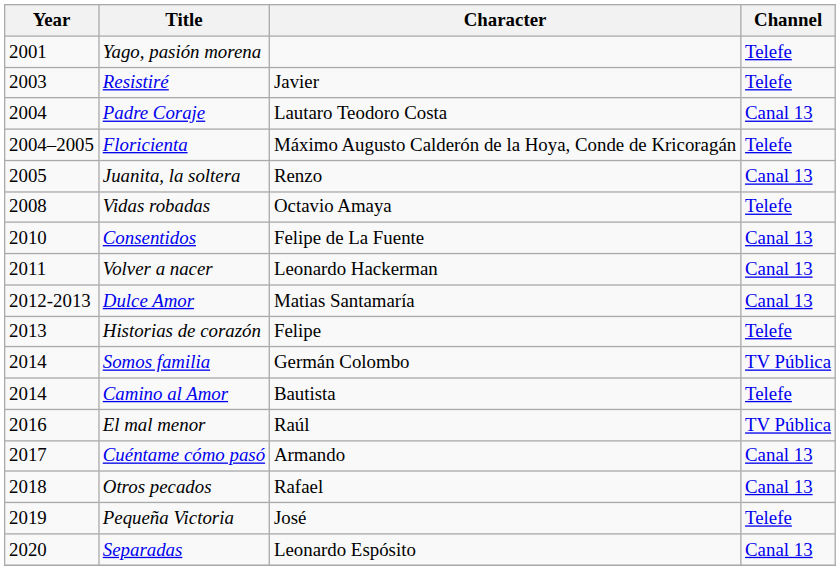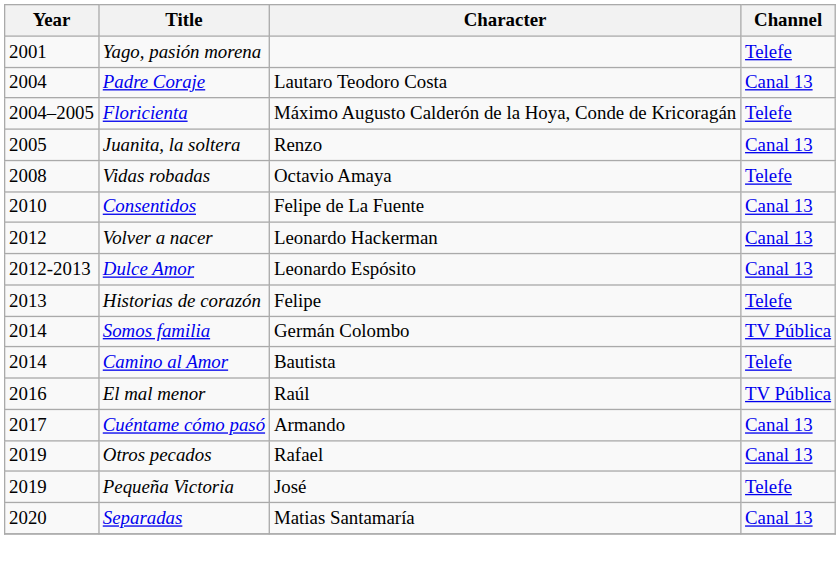- row: (136, 82)
(28, 269) 2011 -> (28, 238) 2012
(344, 300) Matias Santamaría -> (345, 269) Leonardo Espósito
(28, 487) 2018 -> (28, 456) 2019
(345, 549) Leonardo Espósito -> (344, 518) Matias Santamaría
